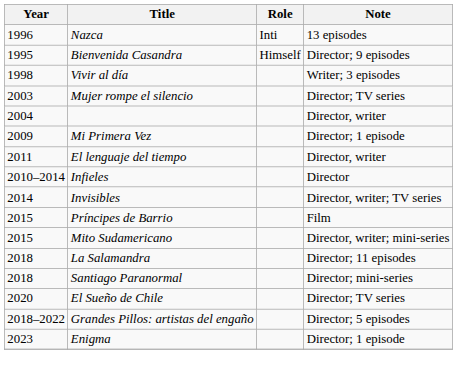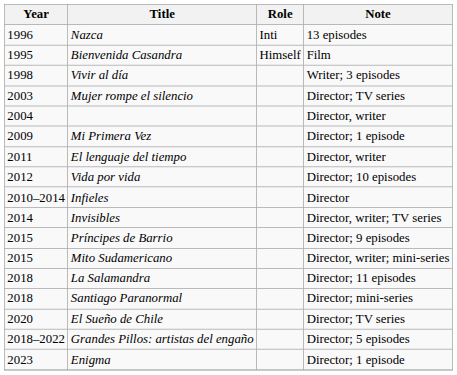(358, 55) Director; 9 episodes -> (319, 55) Film
+ row: (20, 177)
(319, 217) Film -> (358, 237) Director; 9 episodes
